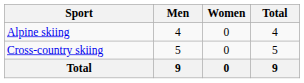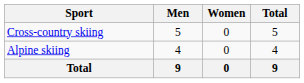rows swapped: (38, 31) <-> (55, 50)
